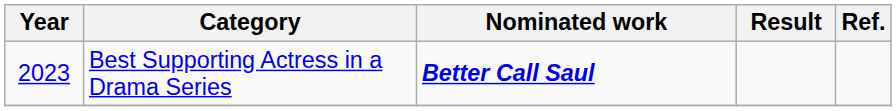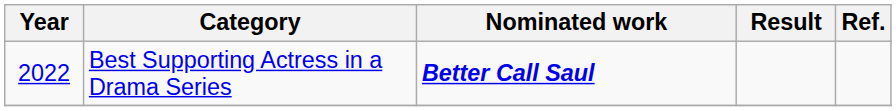(44, 73) 2023 -> (44, 73) 2022
